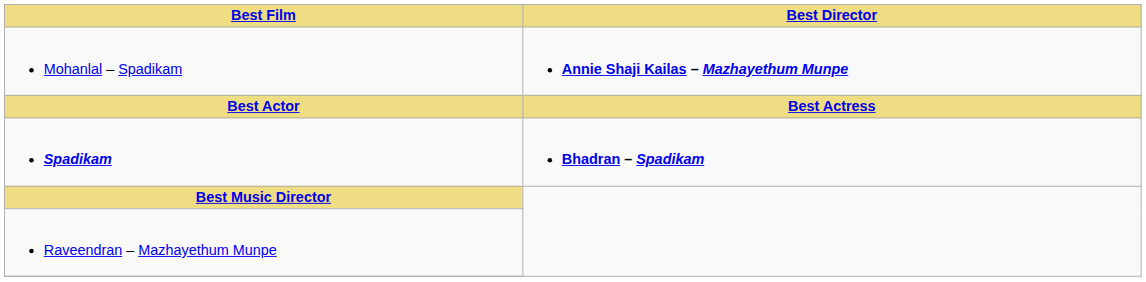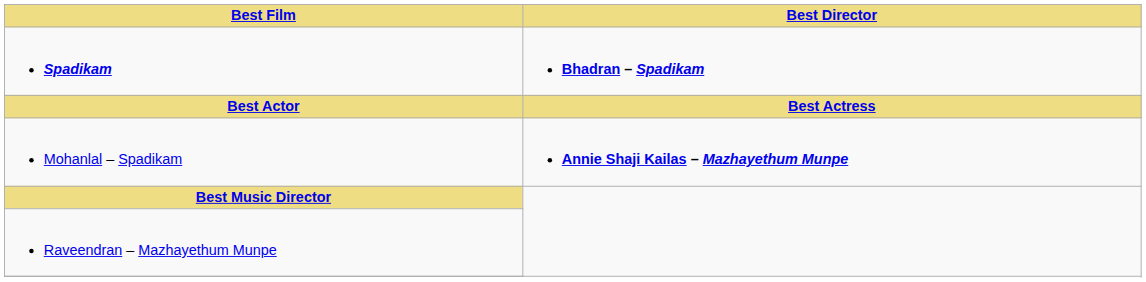rows swapped: (263, 160) <-> (263, 69)
